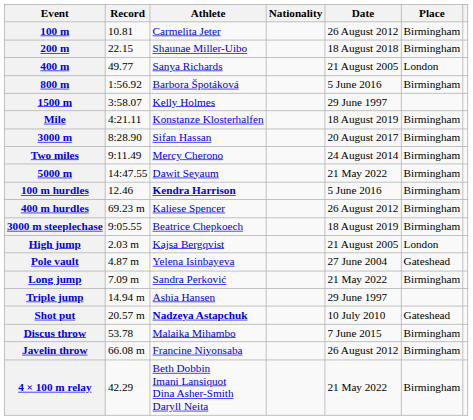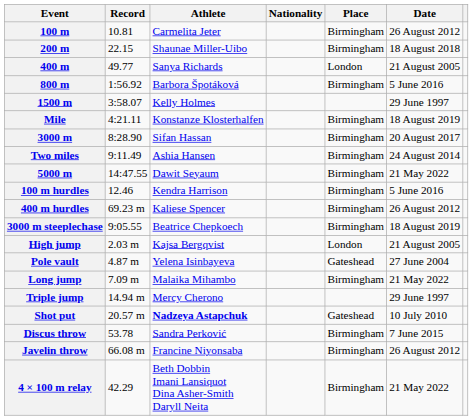columns swapped: (363, 13) <-> (432, 13)
(188, 155) Mercy Cherono -> (184, 155) Ashia Hansen
(194, 191) bold -> (190, 191) normal
(189, 279) Sandra Perković -> (194, 279) Malaika Mihambo
(184, 297) Ashia Hansen -> (188, 297) Mercy Cherono
(194, 333) Malaika Mihambo -> (189, 333) Sandra Perković
